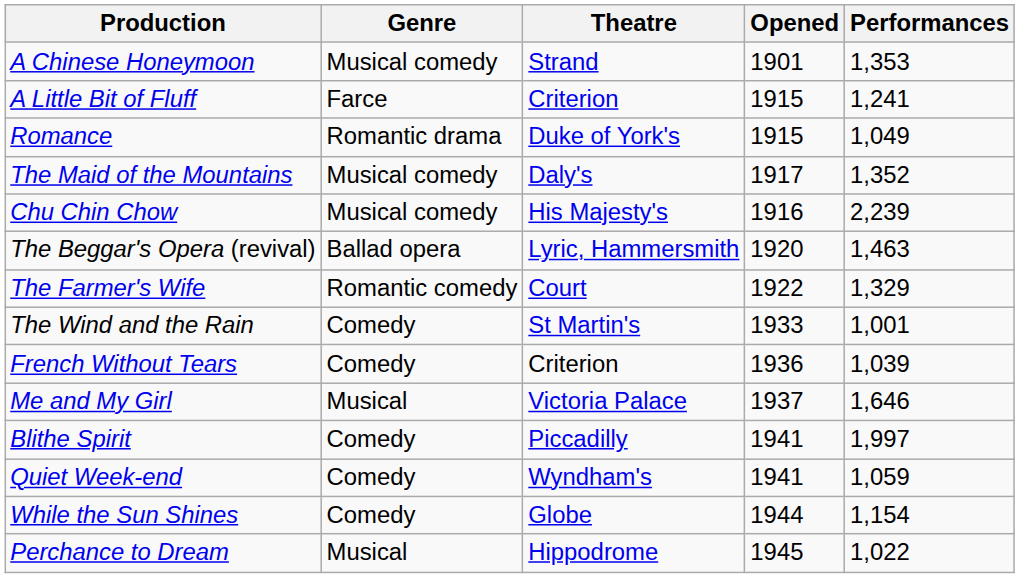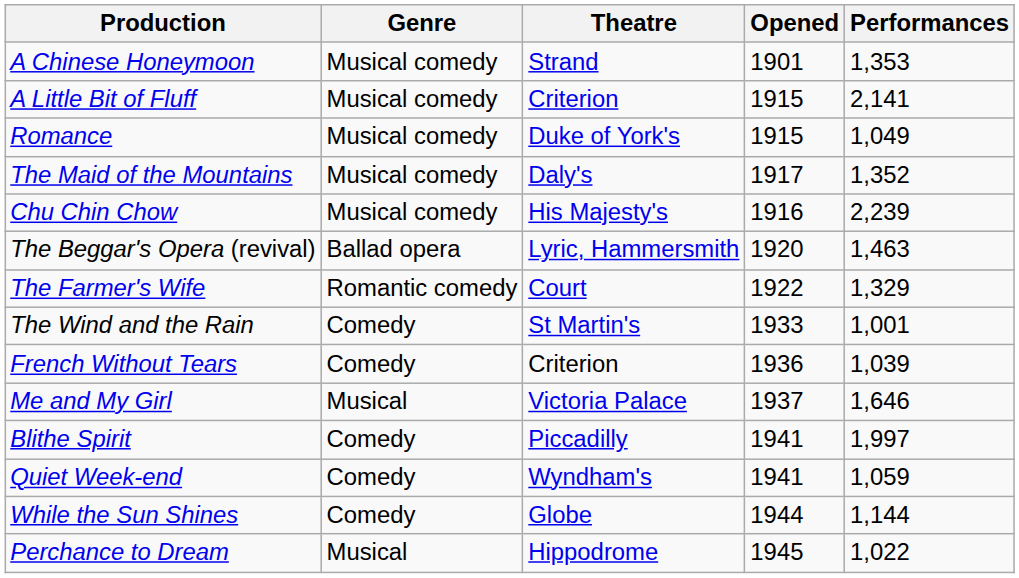(357, 99) Farce -> (412, 99) Musical comedy
(880, 99) 1,241 -> (880, 99) 2,141
(414, 136) Romantic drama -> (412, 136) Musical comedy
(880, 514) 1,154 -> (880, 514) 1,144
